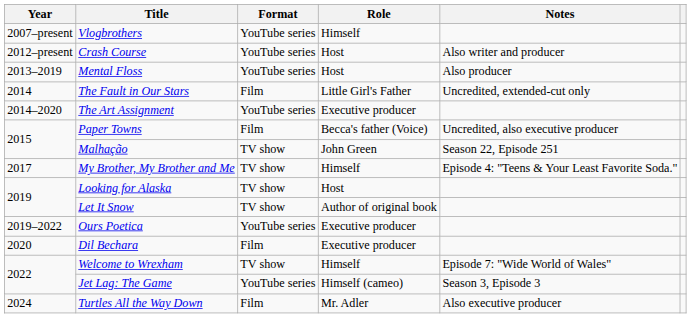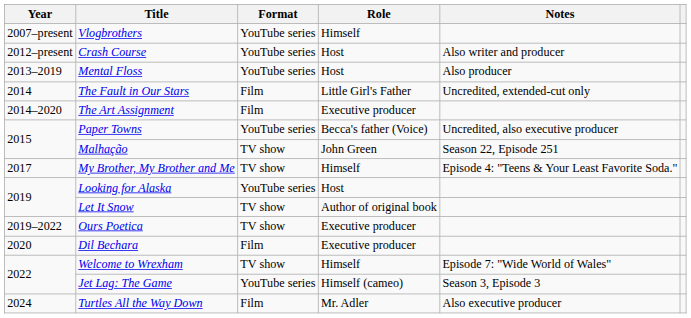(278, 110) YouTube series -> (252, 110) Film
(252, 129) Film -> (278, 129) YouTube series
(263, 187) TV show -> (278, 187) YouTube series
(278, 226) YouTube series -> (263, 226) TV show
